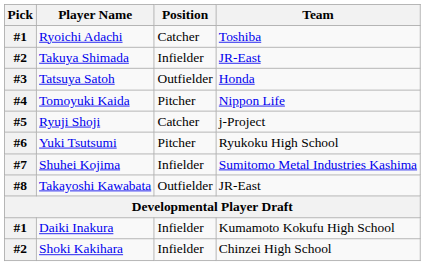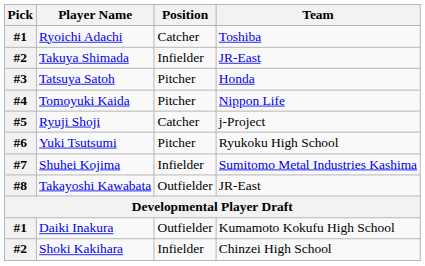(185, 79) Outfielder -> (176, 79) Pitcher
(181, 228) Infielder -> (185, 228) Outfielder
